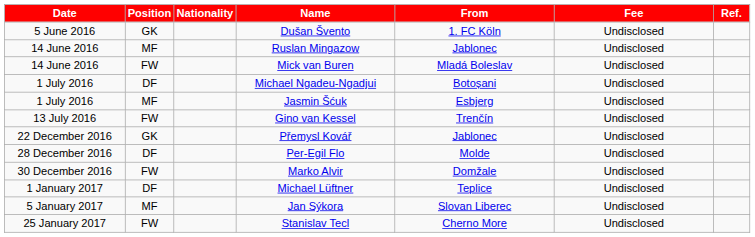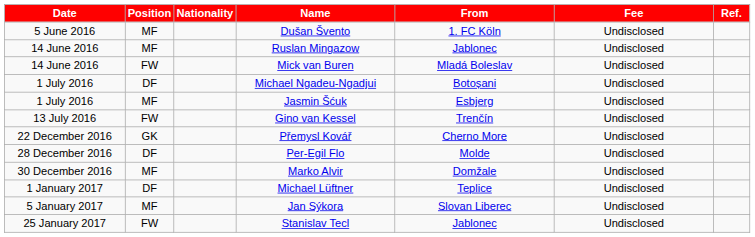(150, 31) GK -> (150, 31) MF
(475, 136) Jablonec -> (475, 136) Cherno More
(150, 171) FW -> (150, 171) MF
(475, 224) Cherno More -> (475, 224) Jablonec
